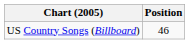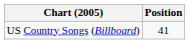(164, 30) 46 -> (164, 30) 41
